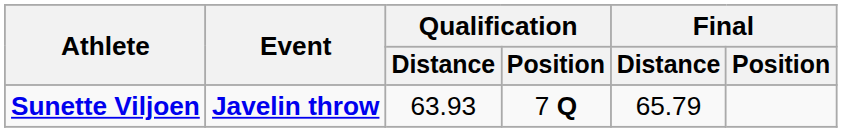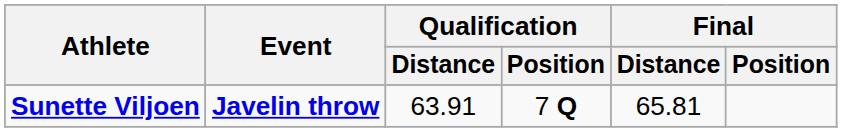(443, 106) 63.93 -> (443, 106) 63.91
(668, 106) 65.79 -> (668, 106) 65.81
